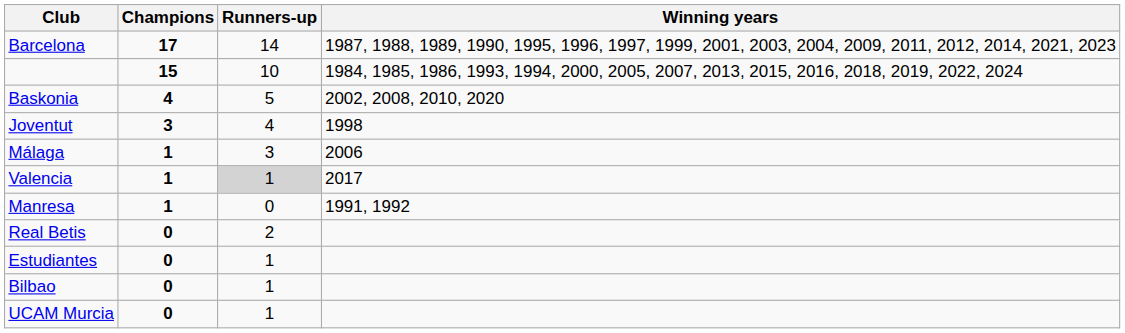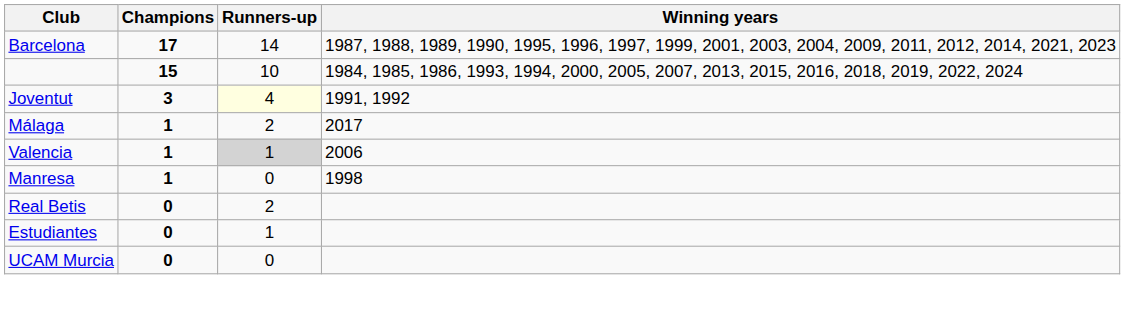- row: (43, 98)
(270, 125) no background -> (270, 98) lightyellow background
(344, 125) 1998 -> (367, 98) 1991, 1992
(270, 152) 3 -> (270, 125) 2
(344, 152) 2006 -> (344, 125) 2017
(344, 179) 2017 -> (344, 152) 2006
(367, 206) 1991, 1992 -> (344, 179) 1998
- row: (32, 286)
(270, 313) 1 -> (270, 260) 0
